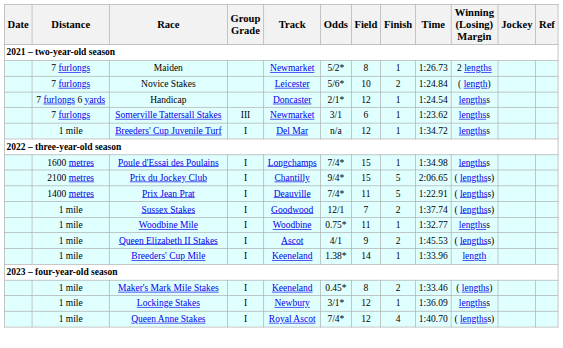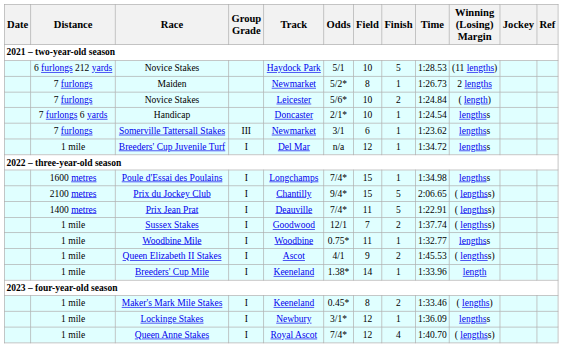+ row: (73, 68)
(366, 99) 12 -> (367, 115) 10
